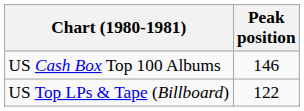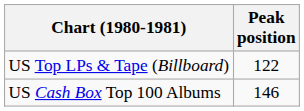rows swapped: (119, 92) <-> (115, 65)
